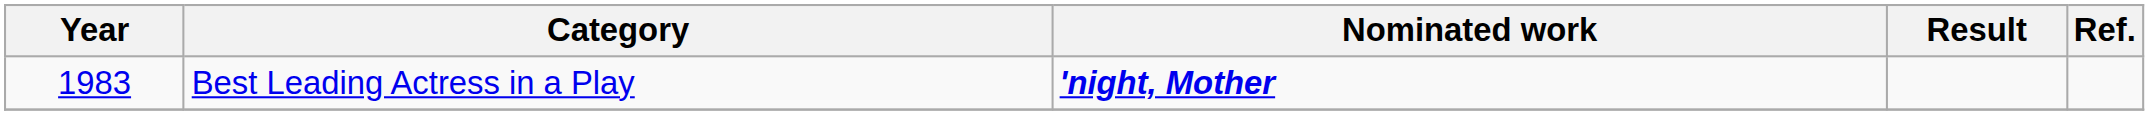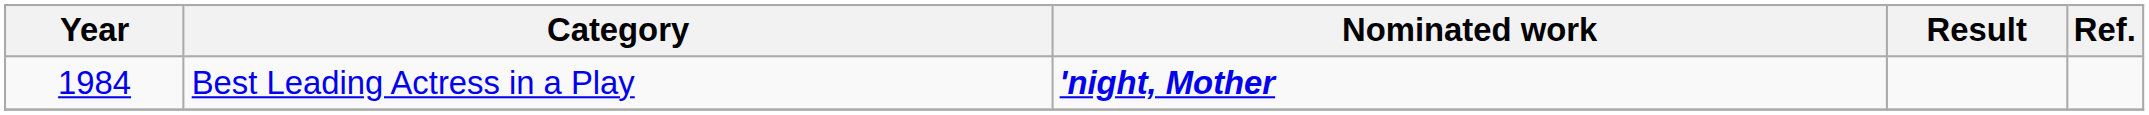(95, 82) 1983 -> (95, 82) 1984
